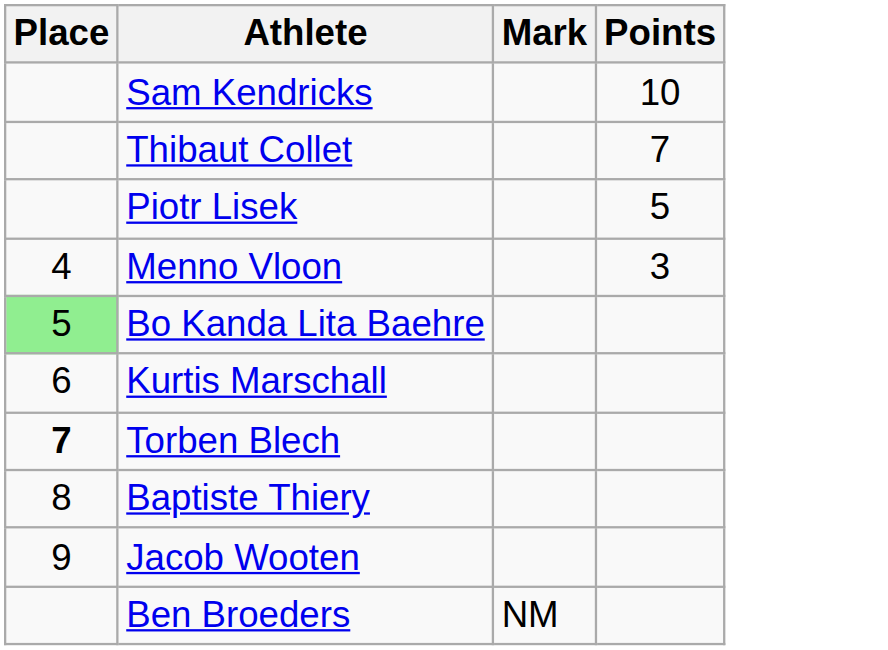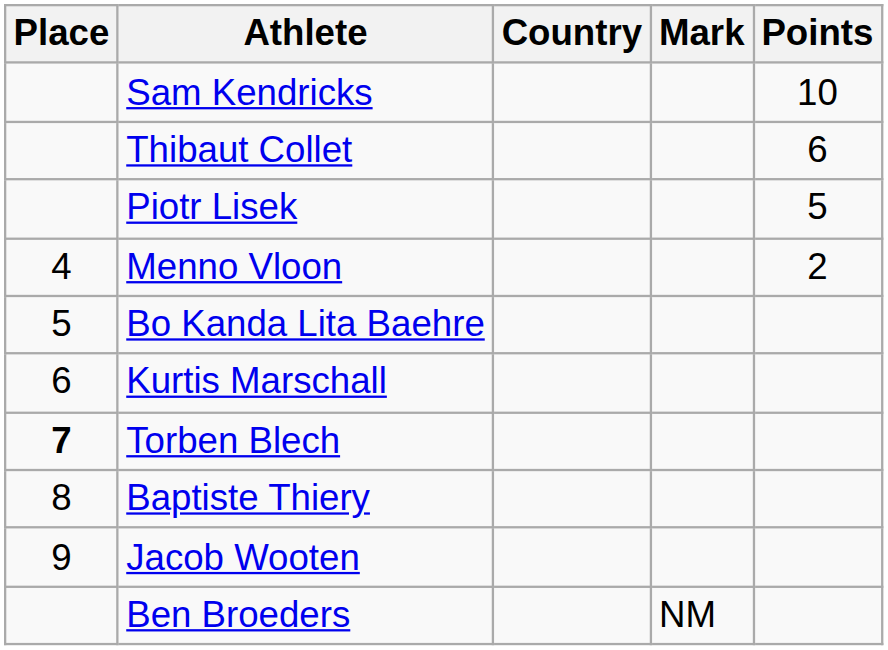+ column: (572, 33)
(660, 149) 7 -> (817, 149) 6
(660, 265) 3 -> (817, 265) 2
(61, 324) lightgreen background -> (61, 324) no background
